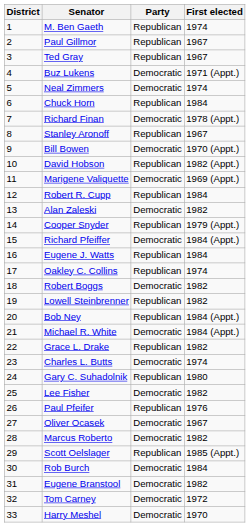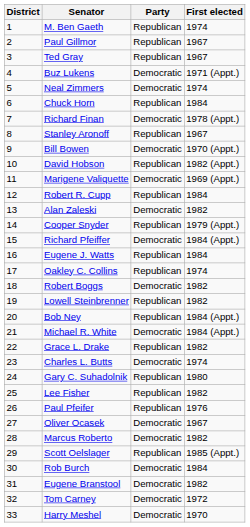(158, 392) Democratic -> (157, 392) Republican
